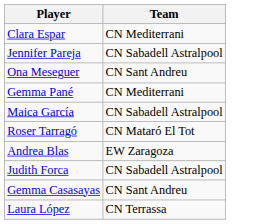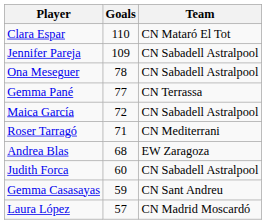+ column: (121, 14)
(145, 33) CN Mediterrani -> (186, 33) CN Mataró El Tot
(146, 72) CN Sant Andreu -> (200, 72) CN Sabadell Astralpool
(145, 92) CN Mediterrani -> (172, 92) CN Terrassa
(150, 131) CN Mataró El Tot -> (181, 131) CN Mediterrani
(136, 209) CN Terrassa -> (196, 209) CN Madrid Moscardó
